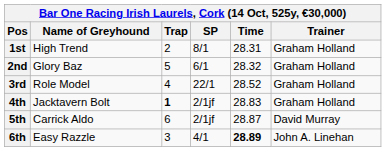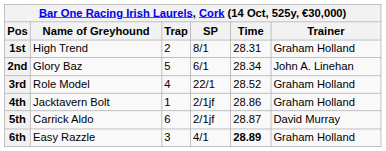(247, 66) 28.32 -> (247, 66) 28.34
(314, 66) Graham Holland -> (314, 66) John A. Linehan
(167, 102) bold -> (167, 102) normal
(247, 102) 28.83 -> (247, 102) 28.86
(314, 137) John A. Linehan -> (314, 137) Graham Holland
